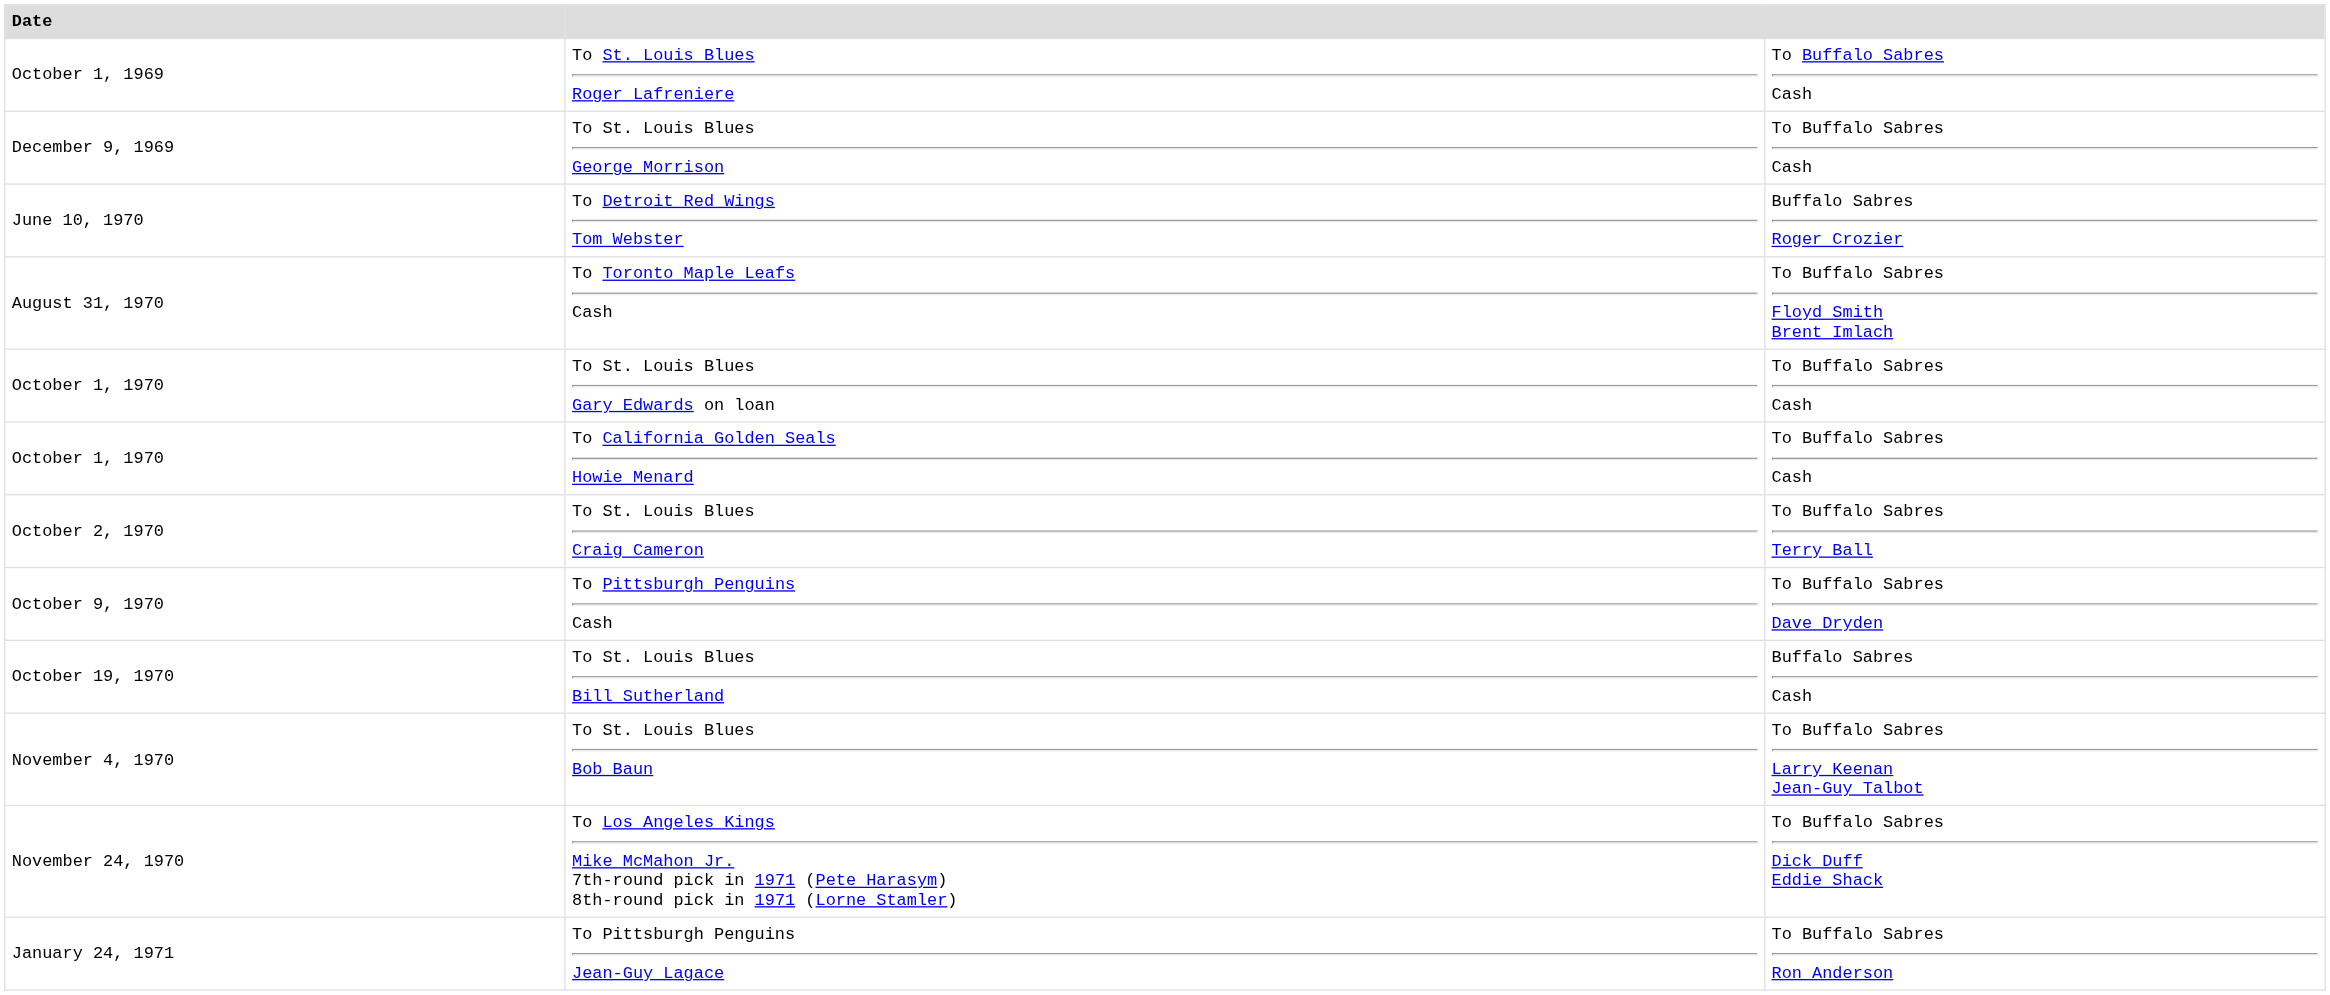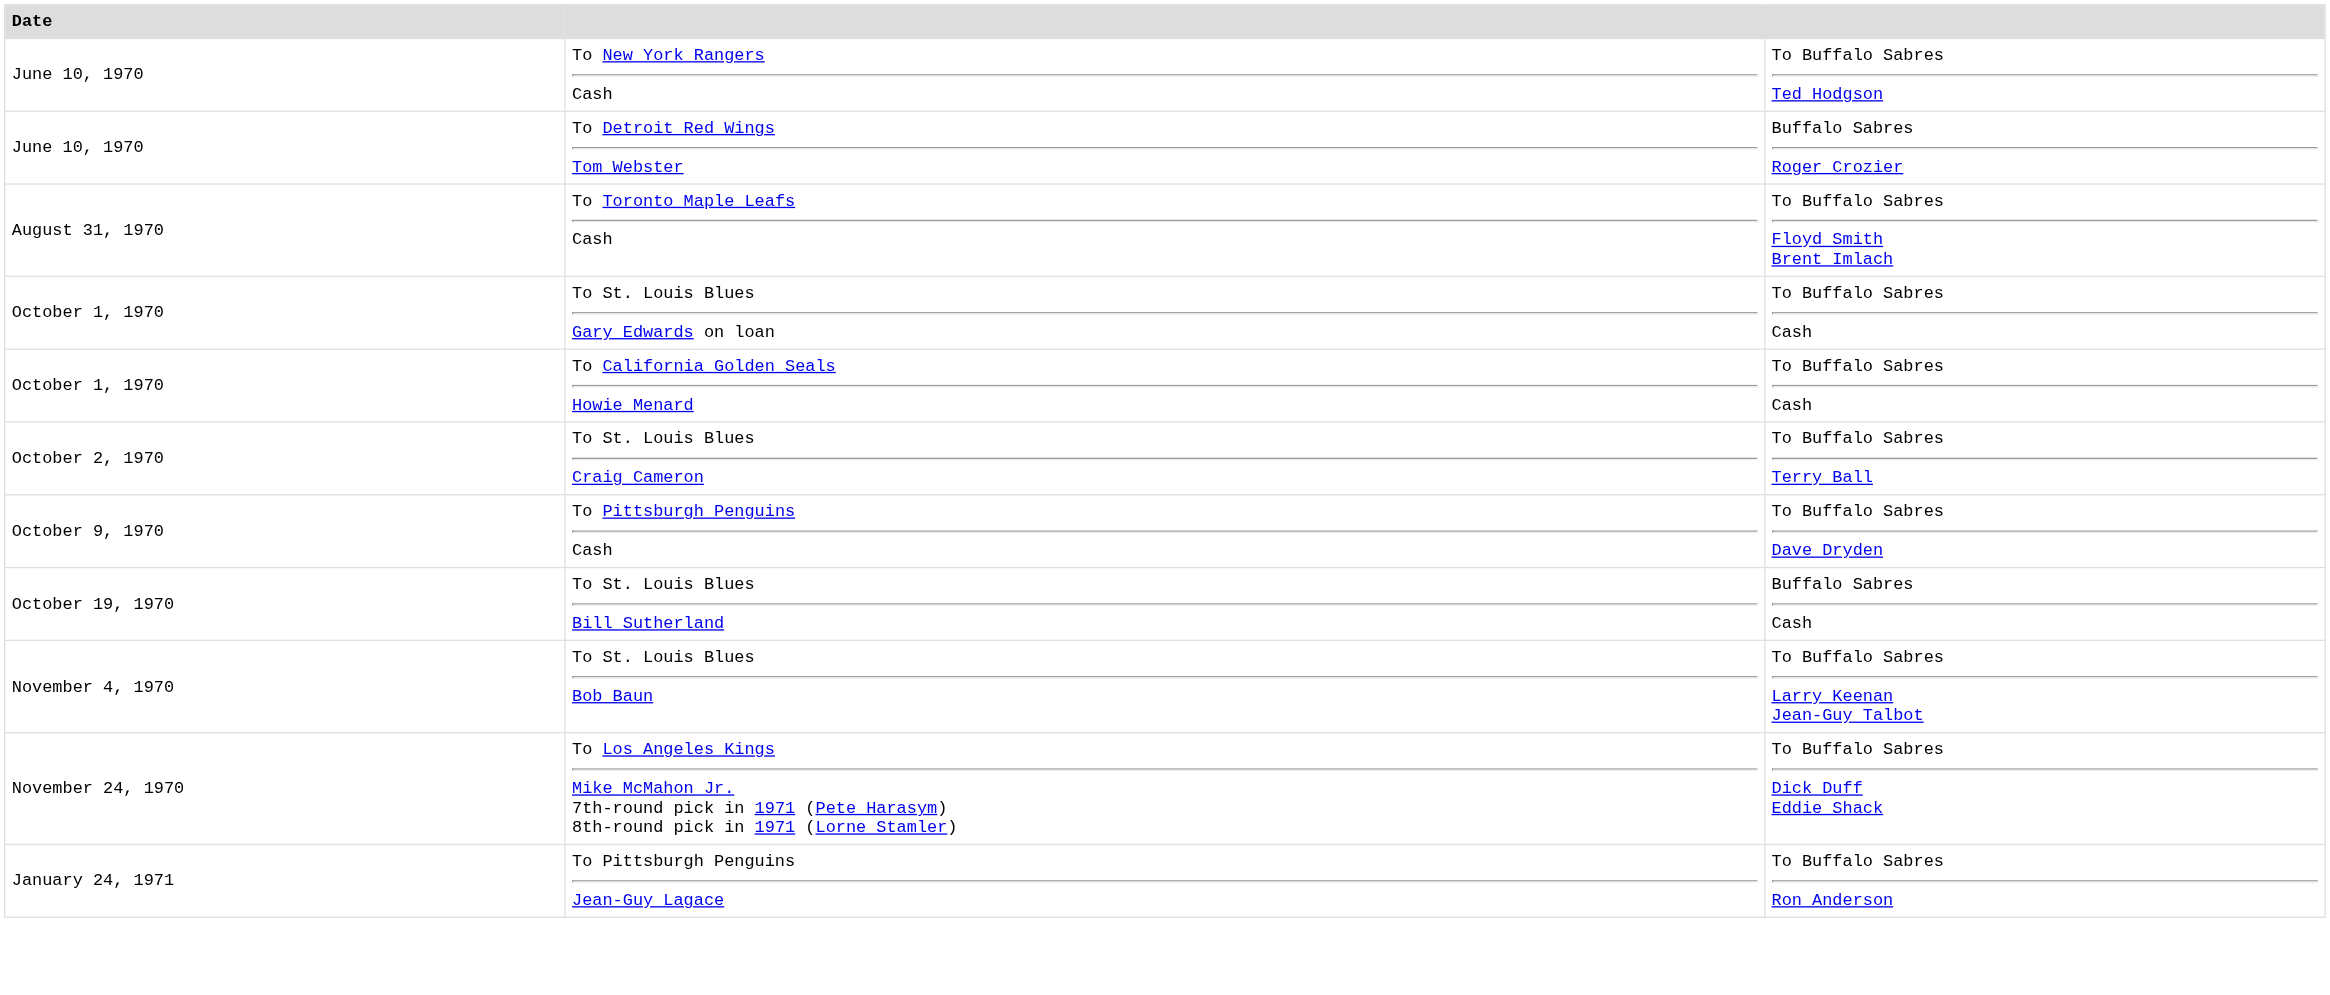- row: (1165, 75)
- row: (1165, 148)
+ row: (1165, 75)
